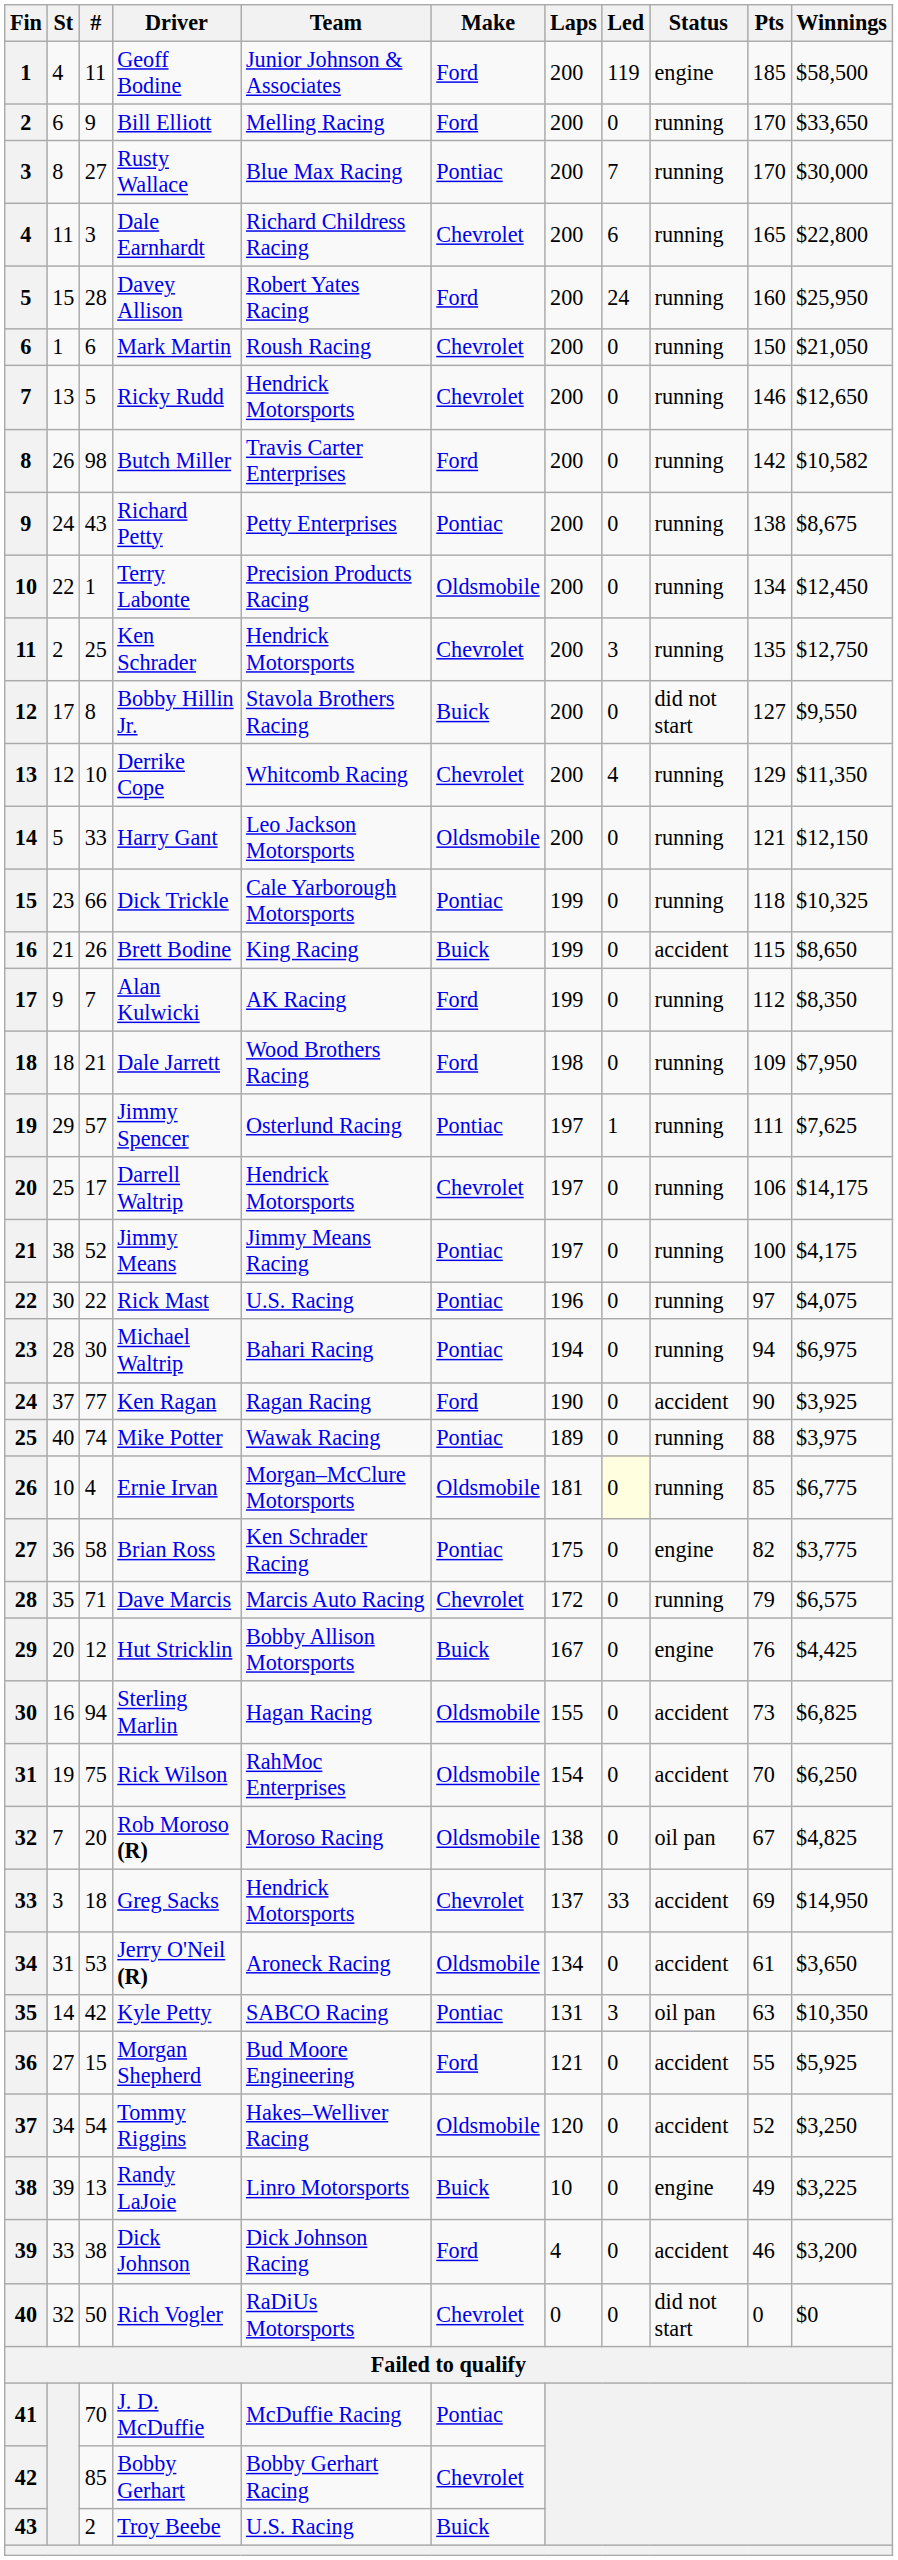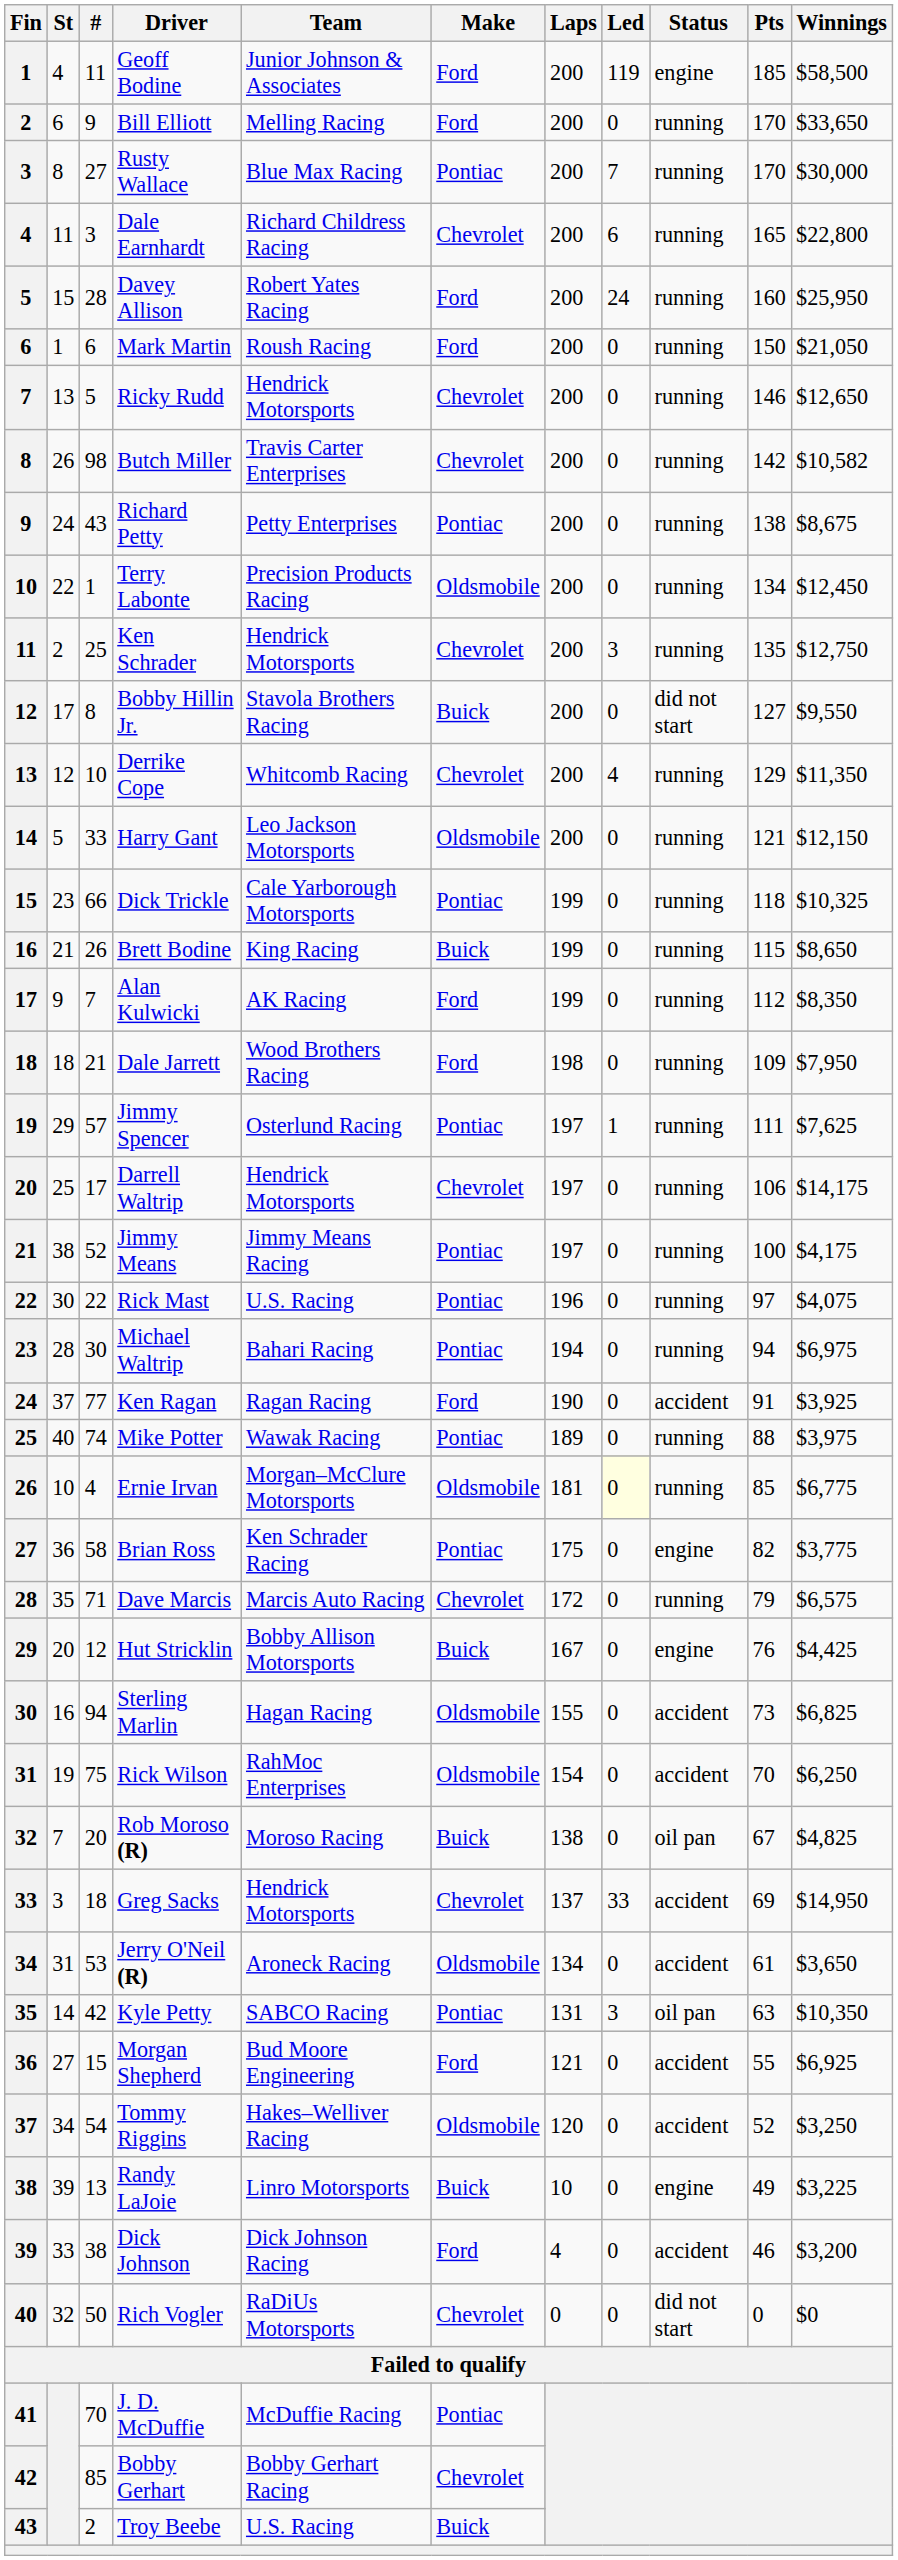(480, 347) Chevrolet -> (457, 347) Ford
(457, 460) Ford -> (480, 460) Chevrolet
(691, 950) accident -> (689, 950) running
(764, 1400) 90 -> (764, 1400) 91
(488, 1837) Oldsmobile -> (463, 1837) Buick
(827, 2062) $5,925 -> (827, 2062) $6,925
